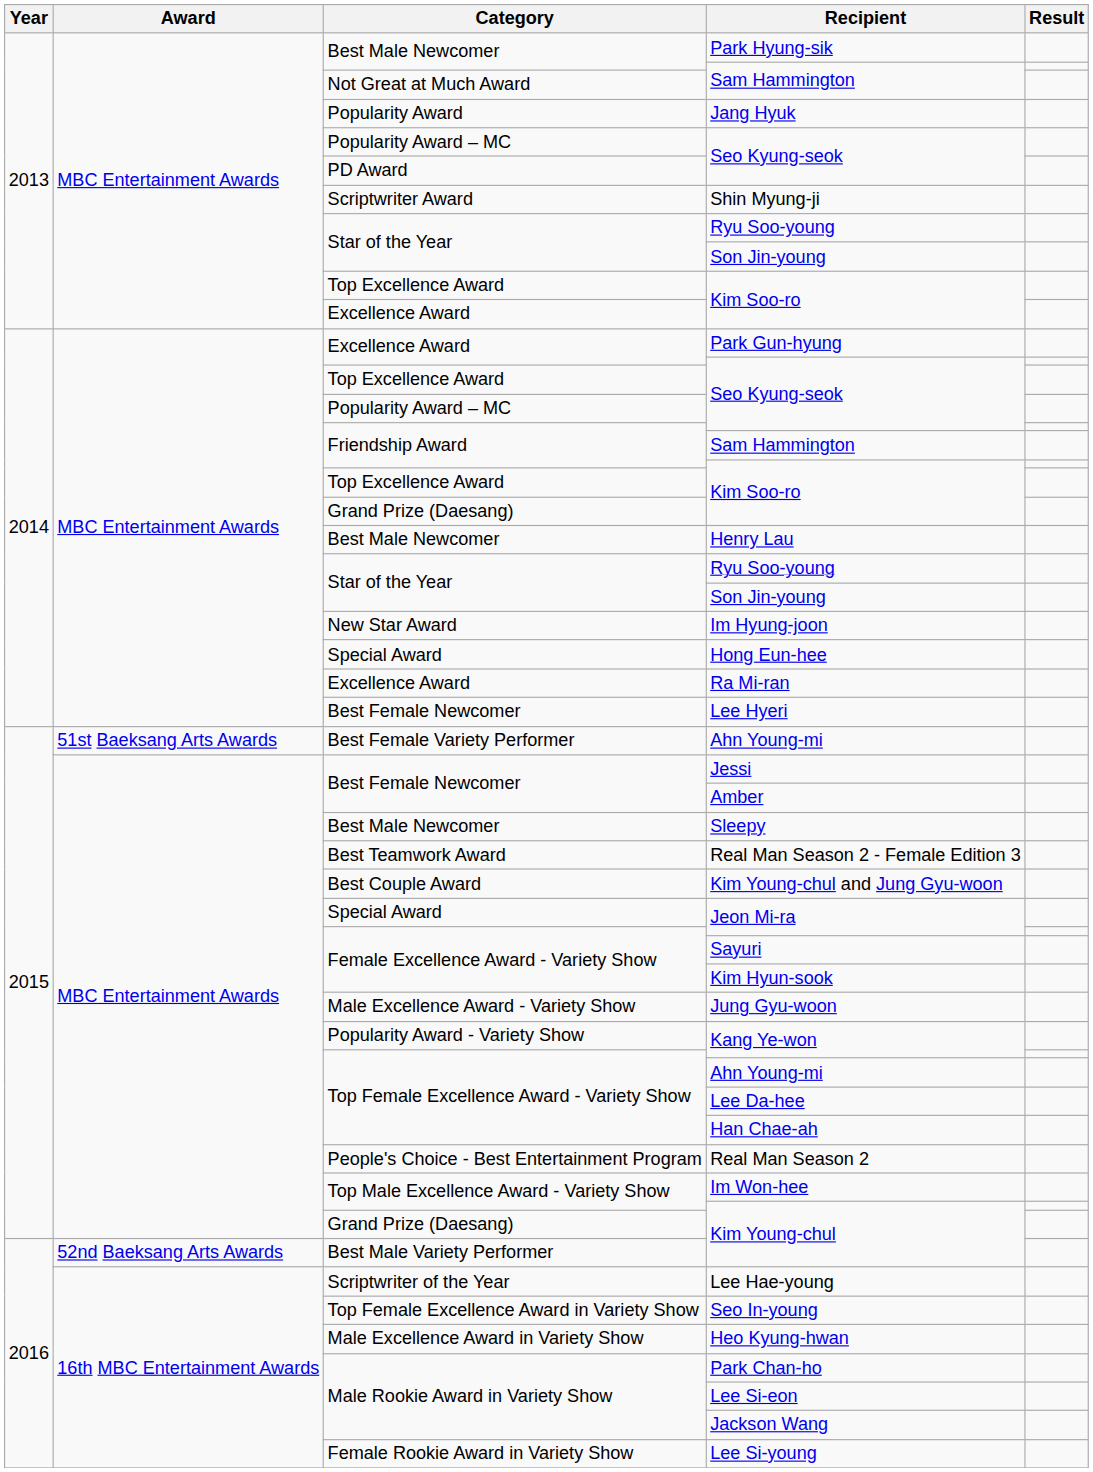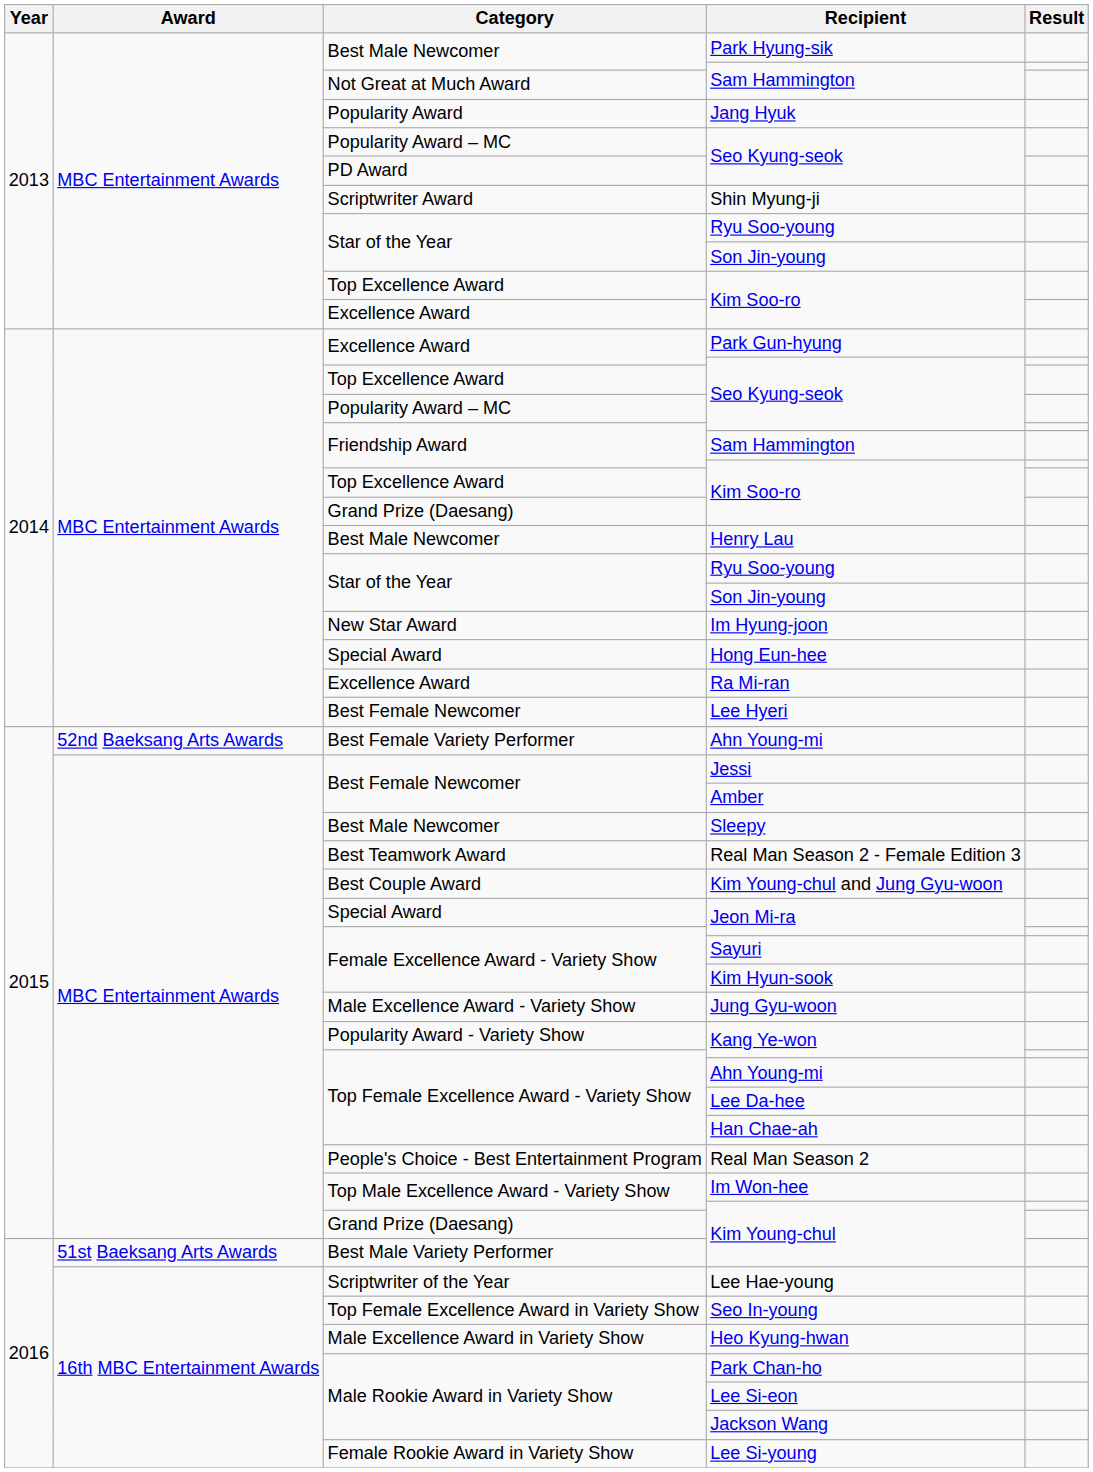(167, 740) 51st Baeksang Arts Awards -> (170, 740) 52nd Baeksang Arts Awards
(170, 1252) 52nd Baeksang Arts Awards -> (167, 1252) 51st Baeksang Arts Awards
